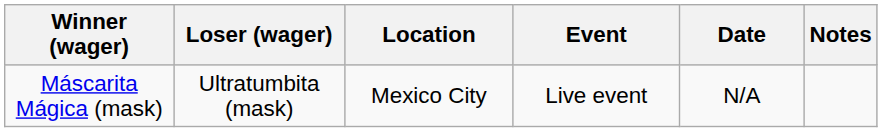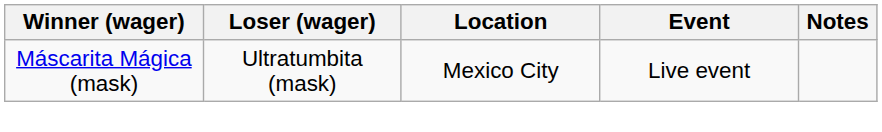- column: (742, 34)
